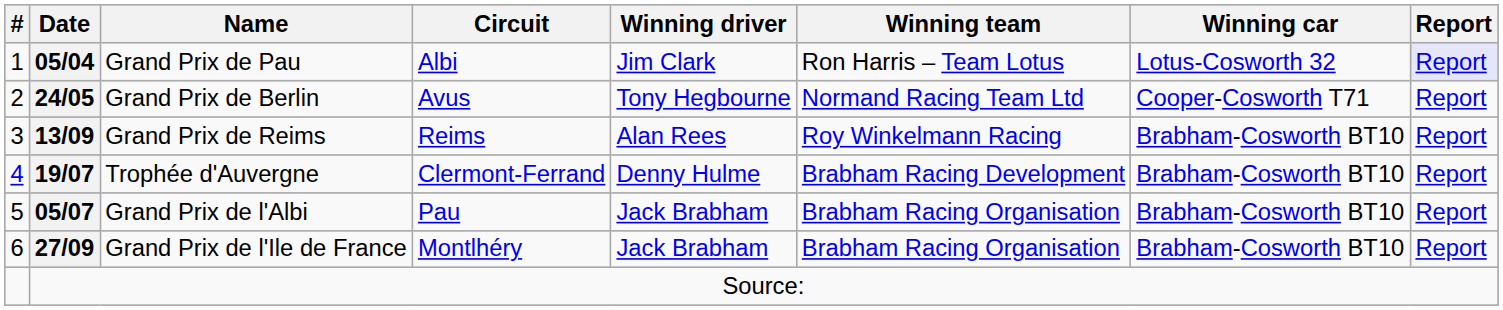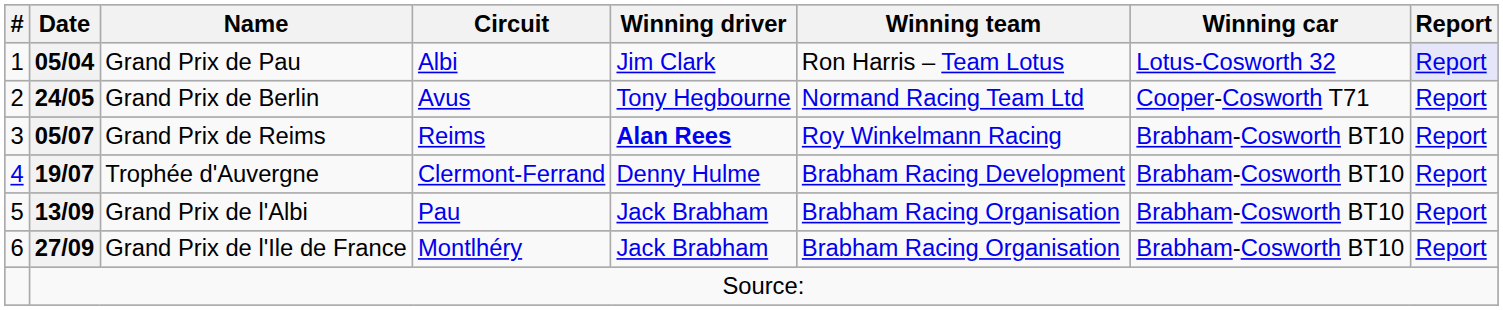(64, 137) 13/09 -> (64, 137) 05/07
(671, 137) normal -> (674, 137) bold
(64, 212) 05/07 -> (64, 212) 13/09
